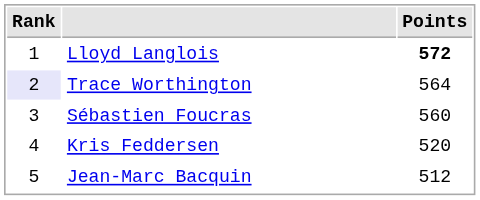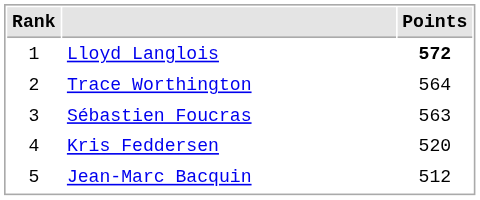(34, 85) lavender background -> (34, 85) no background
(435, 116) 560 -> (435, 116) 563
